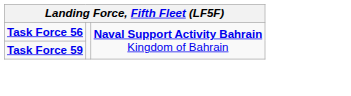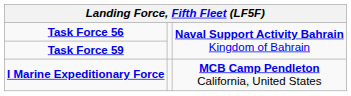+ row: (86, 74)
